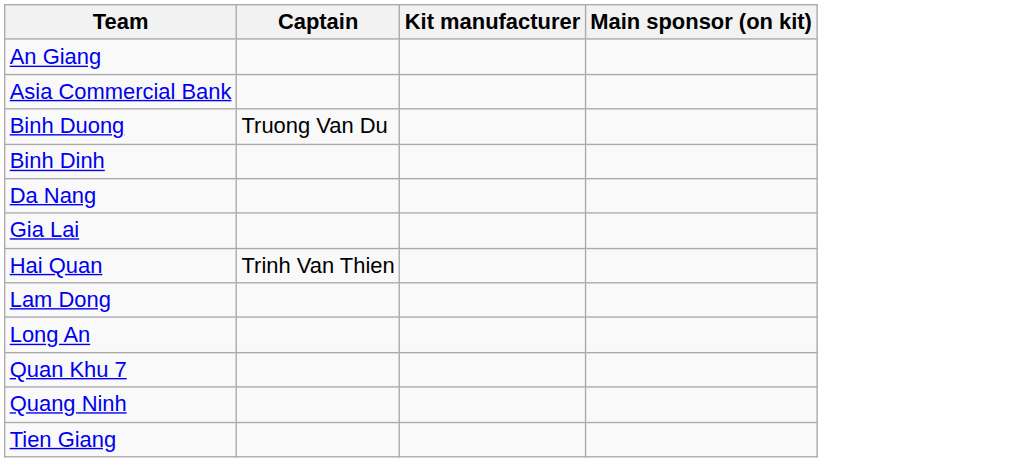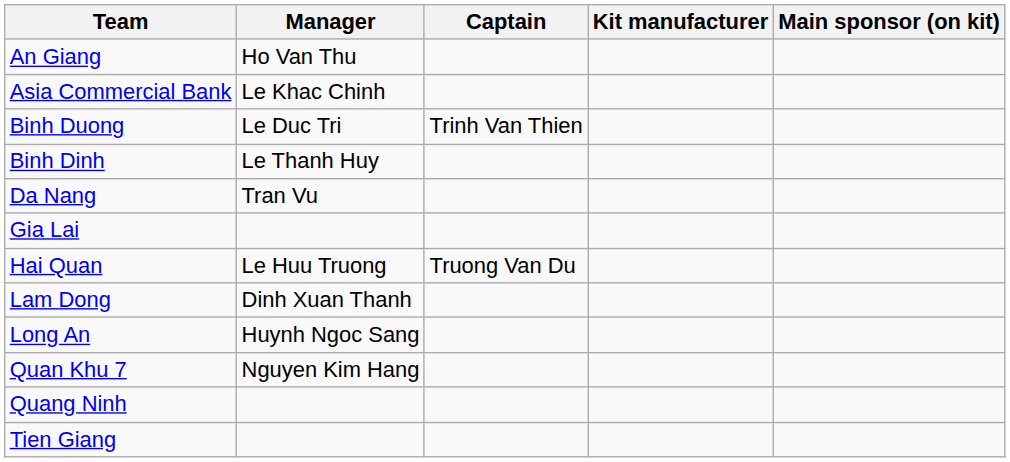+ column: (330, 21)
(315, 126) Truong Van Du -> (506, 126) Trinh Van Thien
(318, 265) Trinh Van Thien -> (503, 265) Truong Van Du
